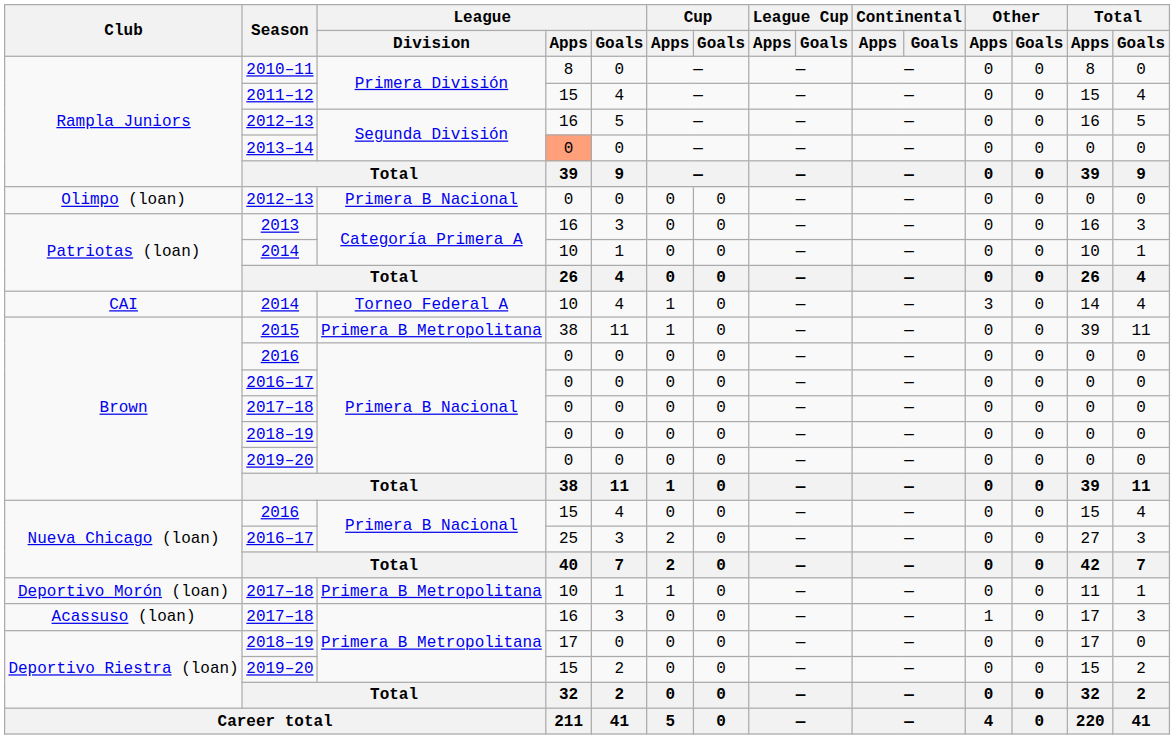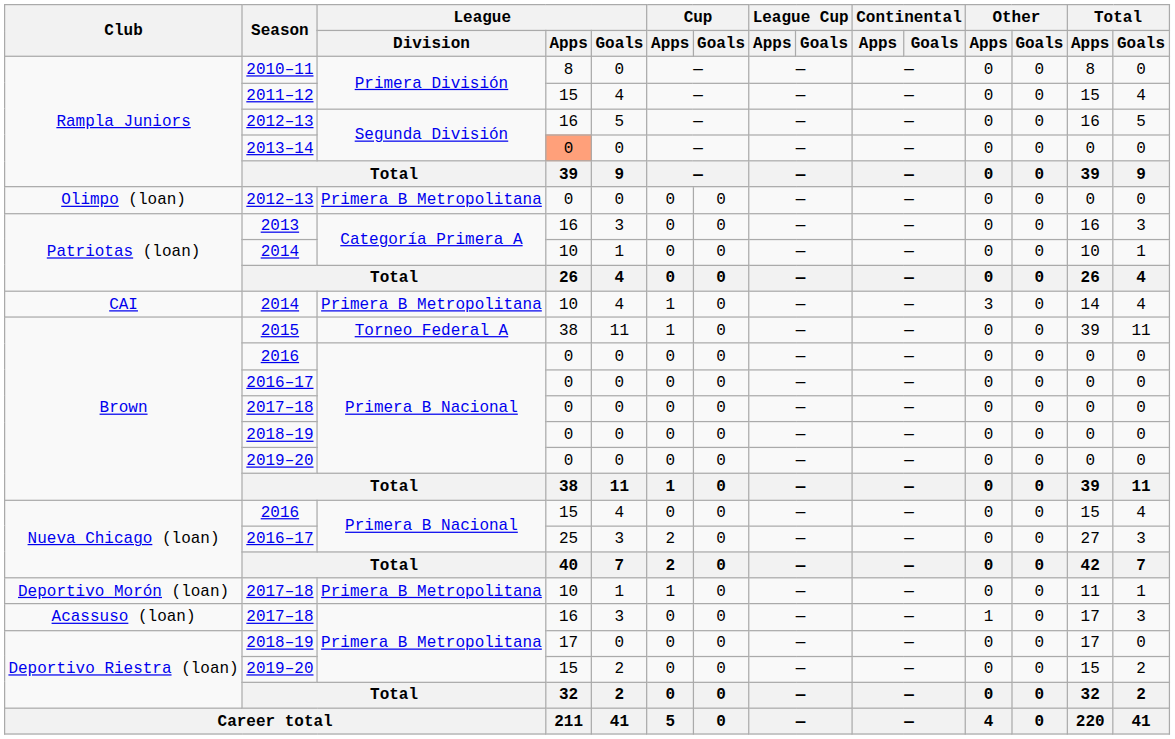(431, 200) Primera B Nacional -> (431, 200) Primera B Metropolitana
(431, 304) Torneo Federal A -> (431, 304) Primera B Metropolitana
(431, 330) Primera B Metropolitana -> (431, 330) Torneo Federal A
